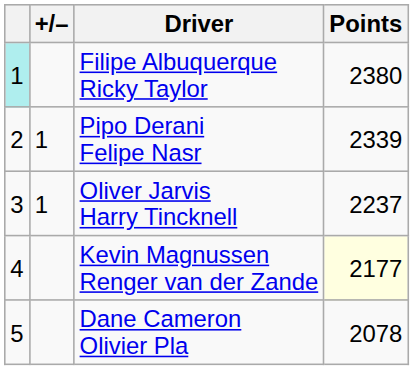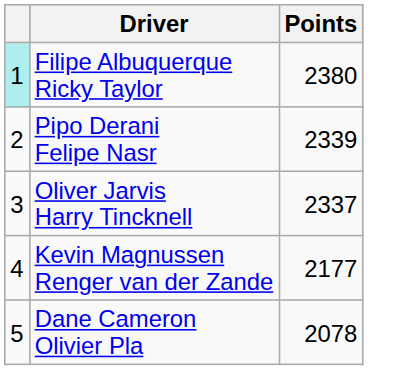- column: (52, 24)
(376, 204) 2237 -> (331, 204) 2337
(376, 268) lightyellow background -> (331, 268) no background
